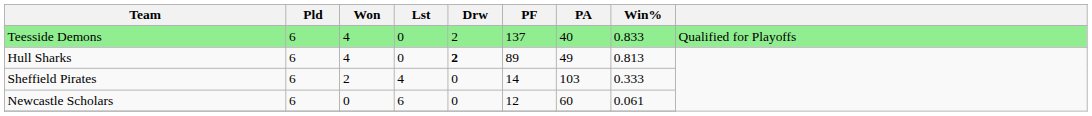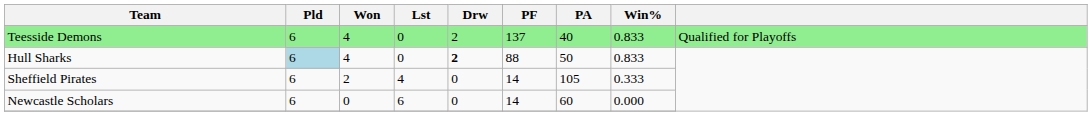(292, 57) no background -> (292, 57) lightblue background
(512, 57) 89 -> (512, 57) 88
(566, 57) 49 -> (566, 57) 50
(629, 57) 0.813 -> (629, 57) 0.833
(570, 79) 103 -> (570, 79) 105
(512, 100) 12 -> (512, 100) 14
(629, 100) 0.061 -> (629, 100) 0.000
